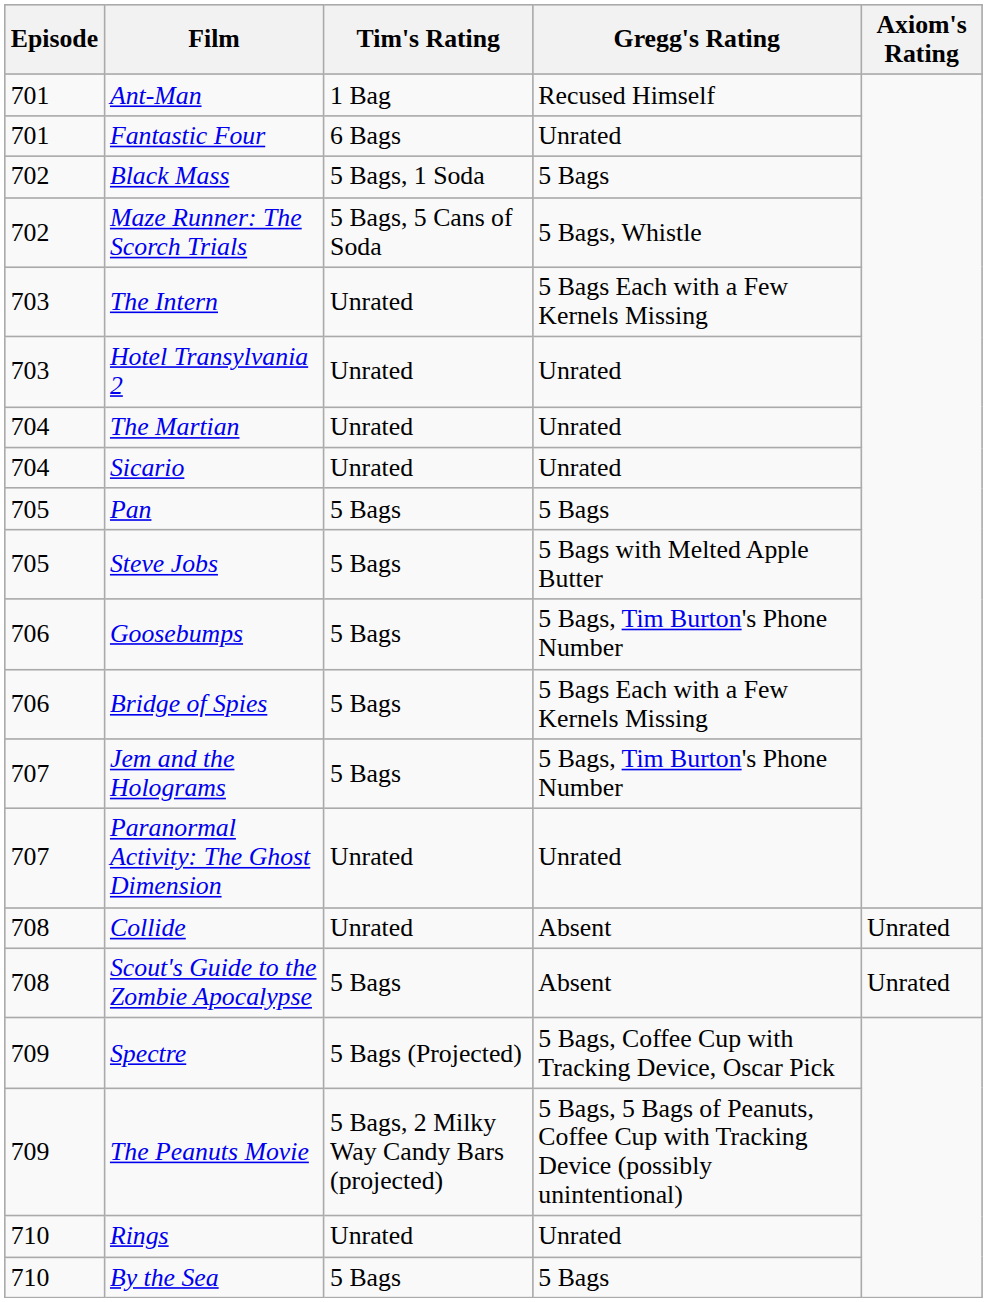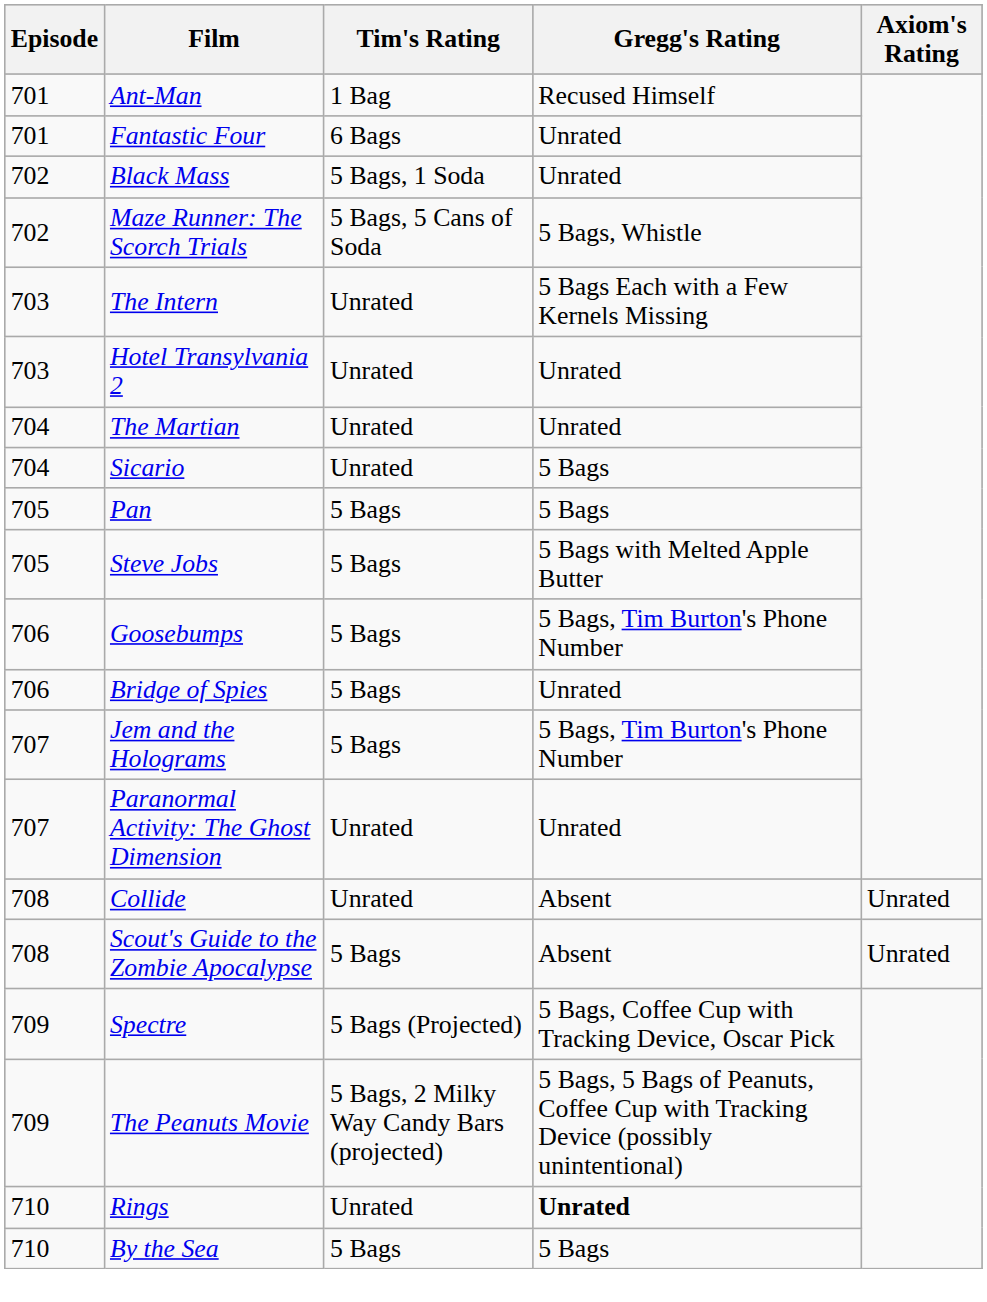(574, 176) 5 Bags -> (580, 176) Unrated
(580, 467) Unrated -> (574, 467) 5 Bags
(663, 703) 5 Bags Each with a Few Kernels Missing -> (580, 689) Unrated
(580, 1235) normal -> (584, 1206) bold
